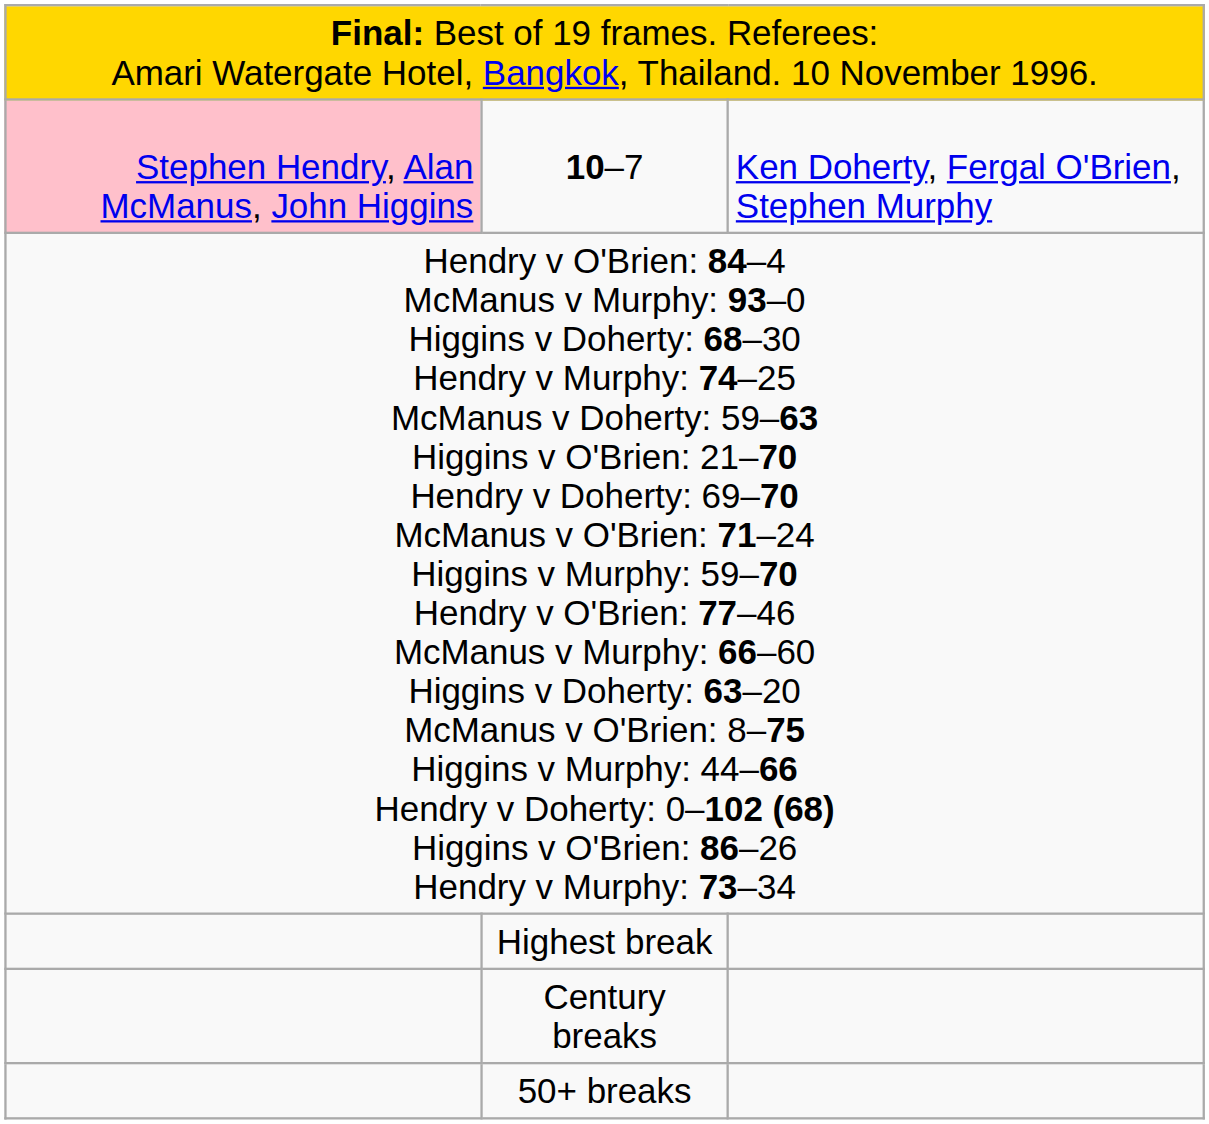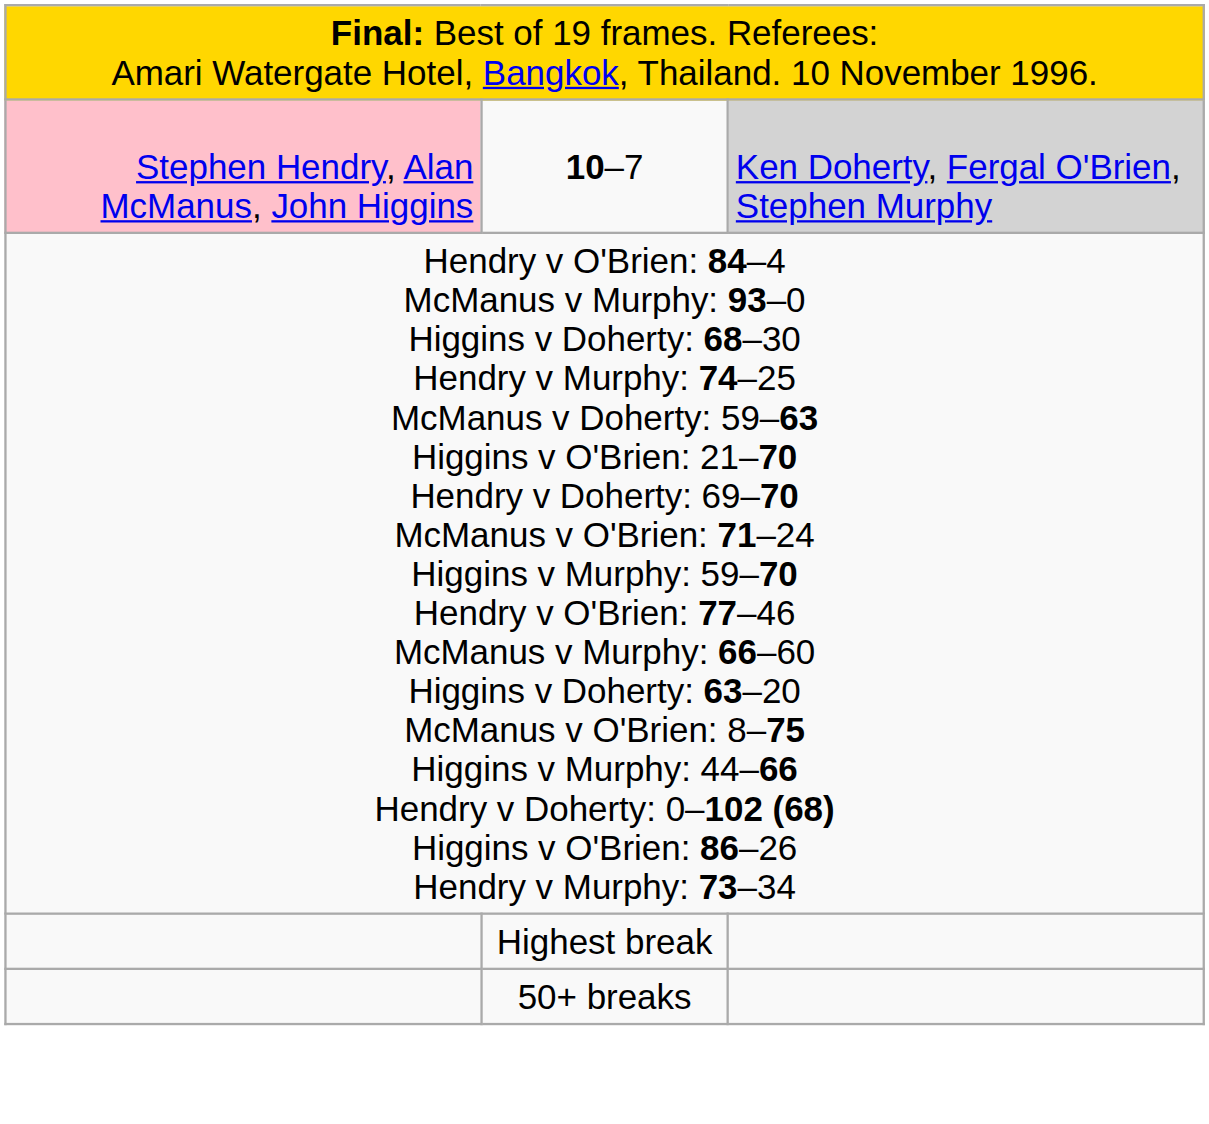(958, 186) no background -> (958, 186) lightgrey background
- row: (605, 1017)
